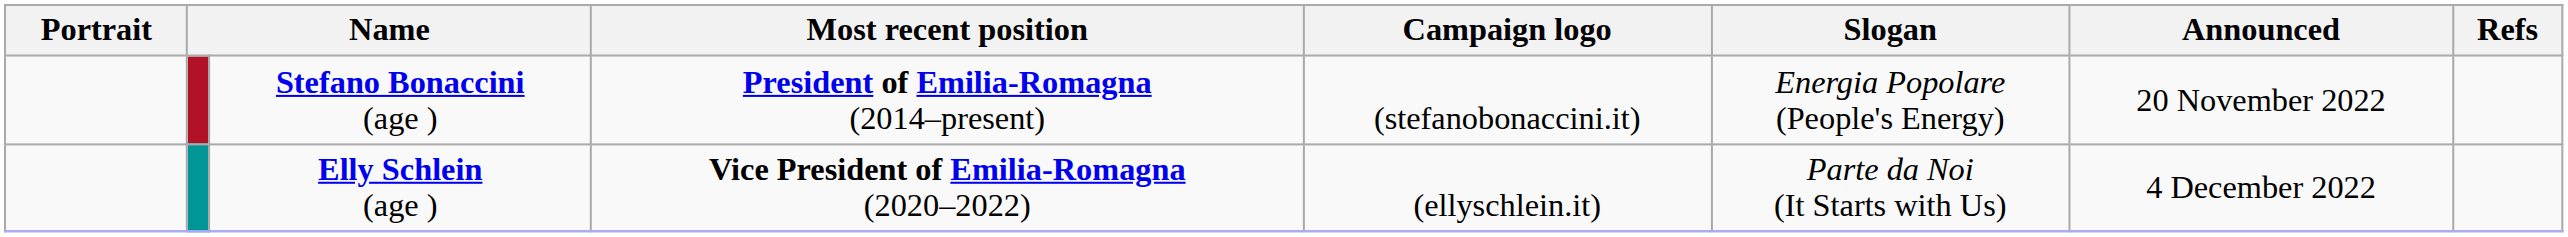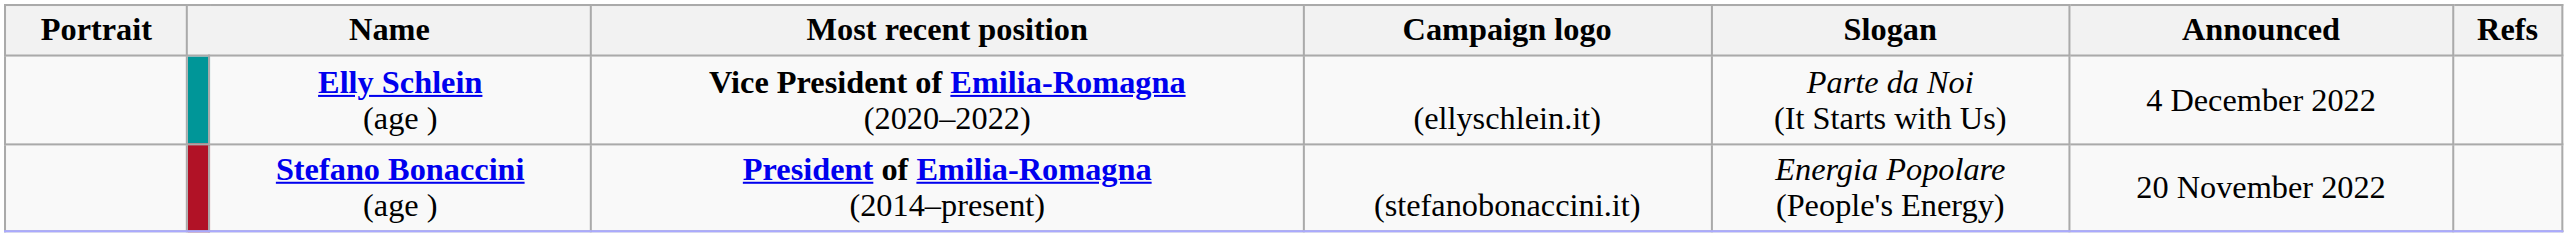rows swapped: (400, 99) <-> (400, 187)
